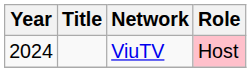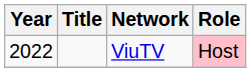(31, 51) 2024 -> (31, 51) 2022
